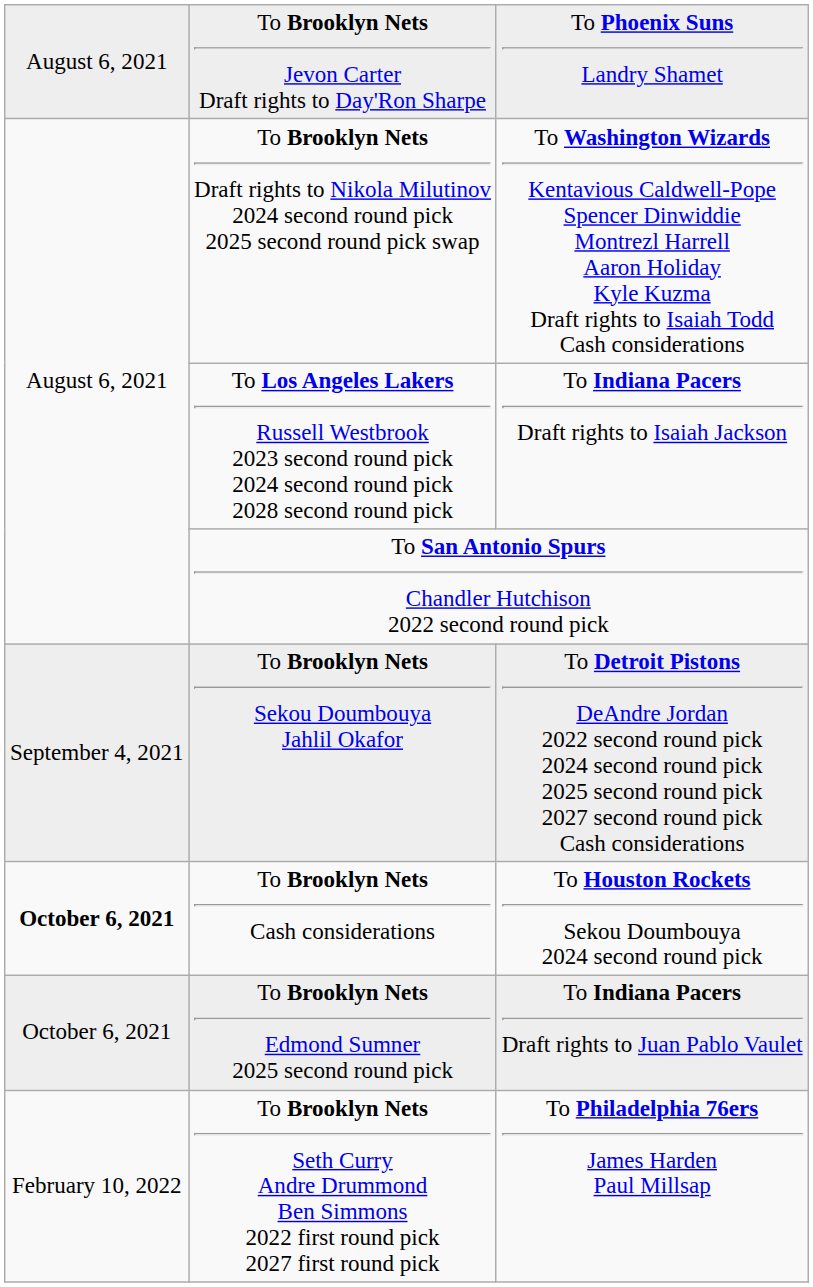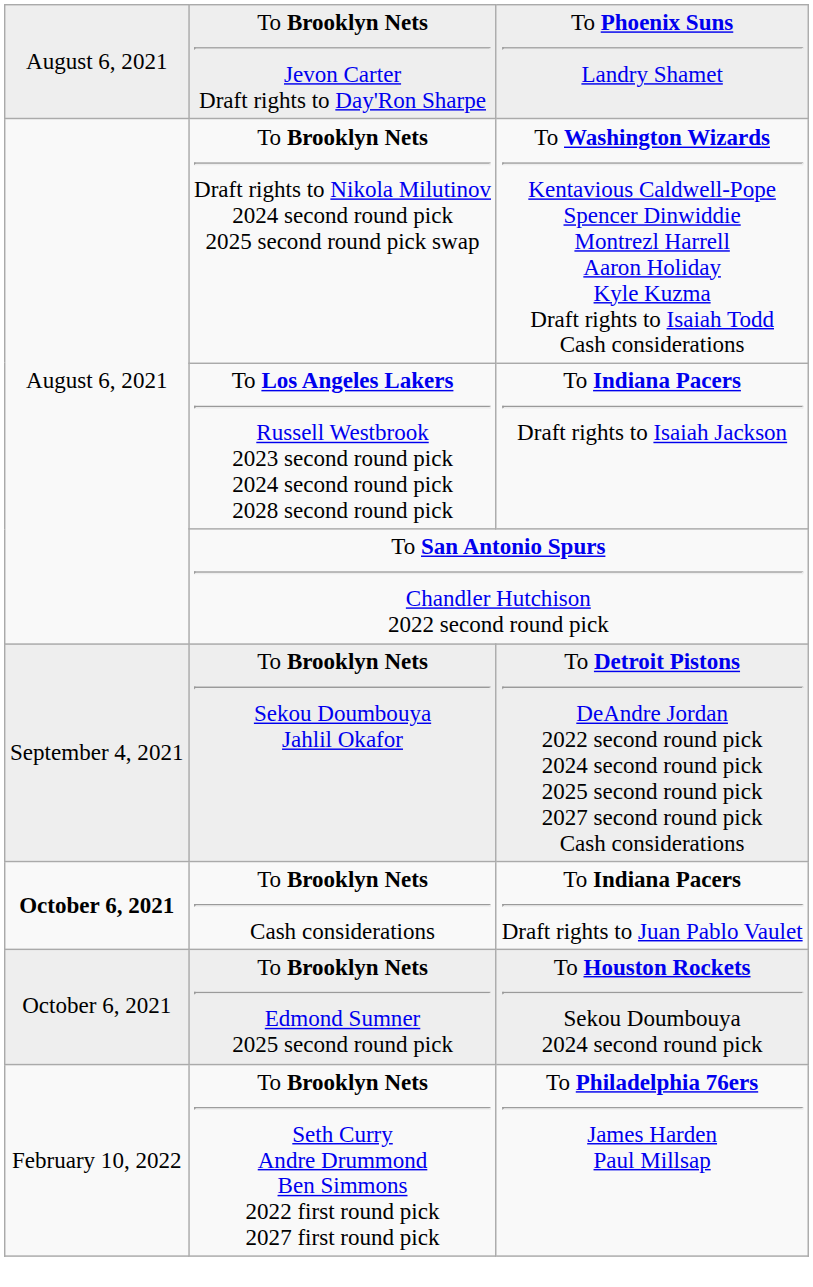(652, 918) To Houston Rockets Sekou Doumbouya 2024 second round pick -> (652, 905) To Indiana Pacers Draft rights to Juan Pablo Vaulet
(652, 1019) To Indiana Pacers Draft rights to Juan Pablo Vaulet -> (652, 1006) To Houston Rockets Sekou Doumbouya 2024 second round pick
